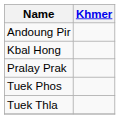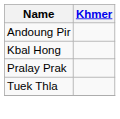- row: (34, 87)
